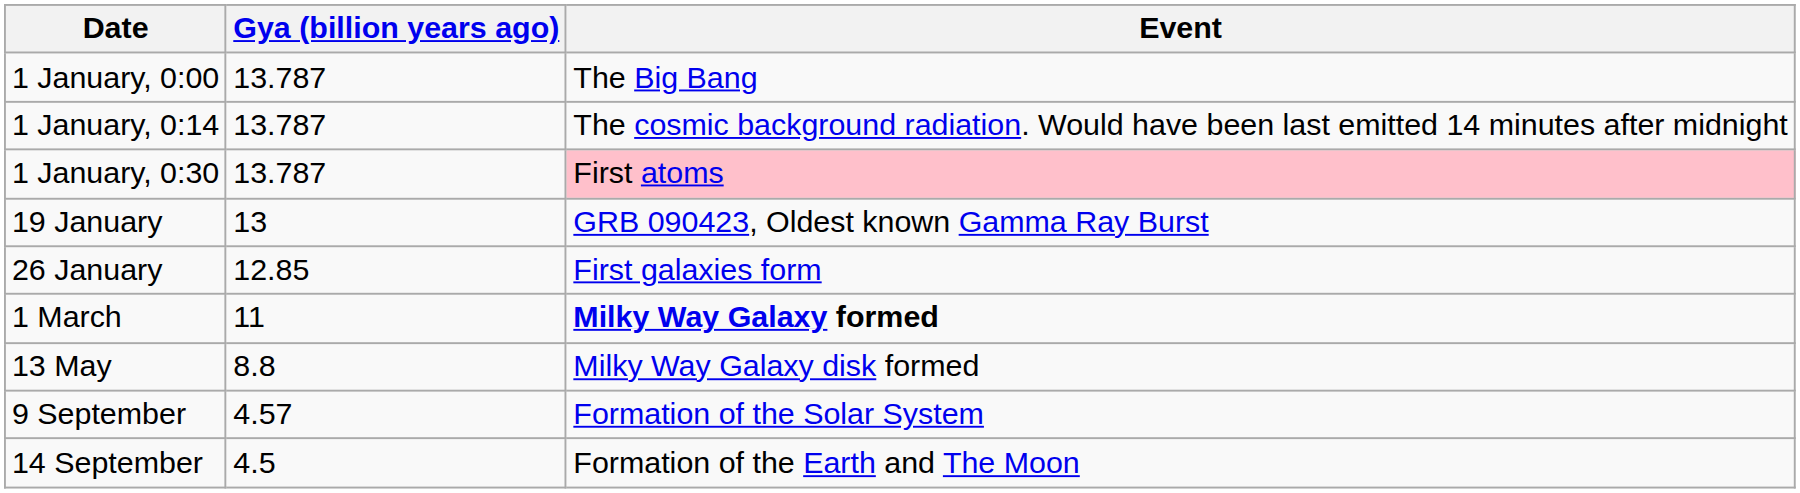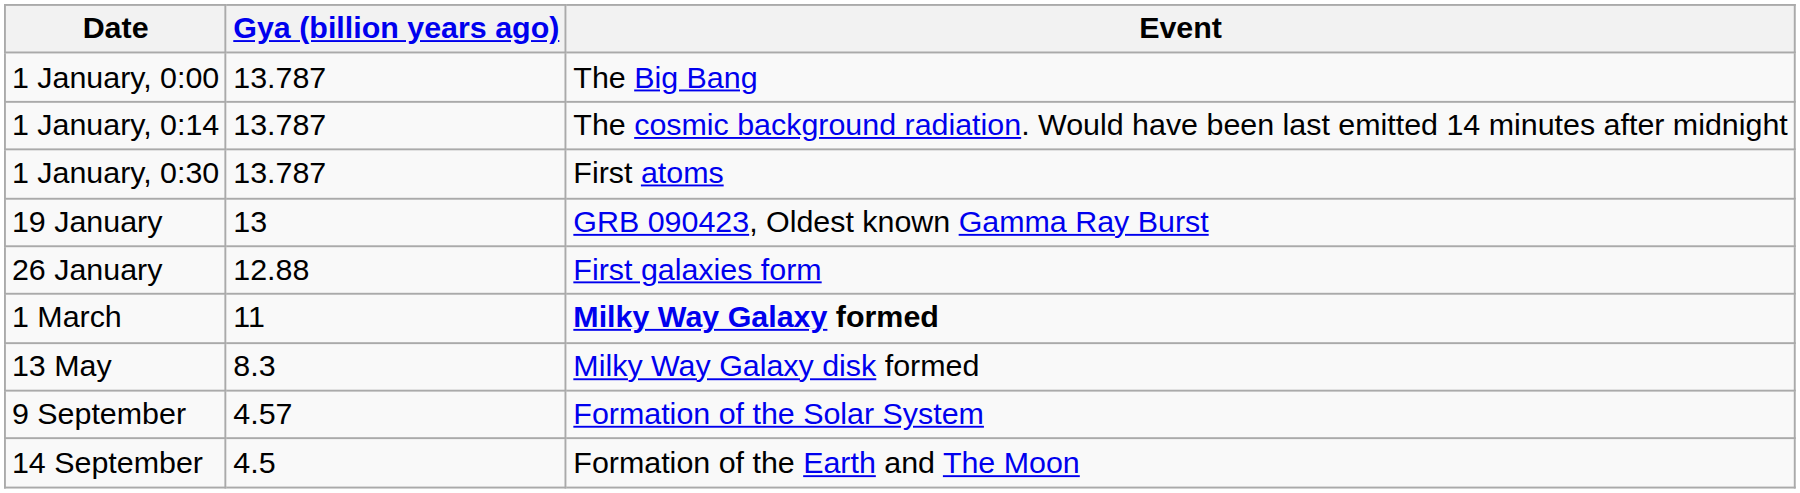(649, 173) pink background -> (649, 173) no background
(271, 269) 12.85 -> (271, 269) 12.88
(254, 366) 8.8 -> (254, 366) 8.3
